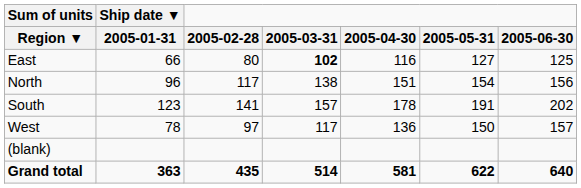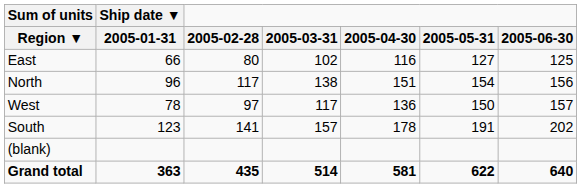(326, 60) bold -> (326, 60) normal
rows swapped: (26, 104) <-> (24, 127)
